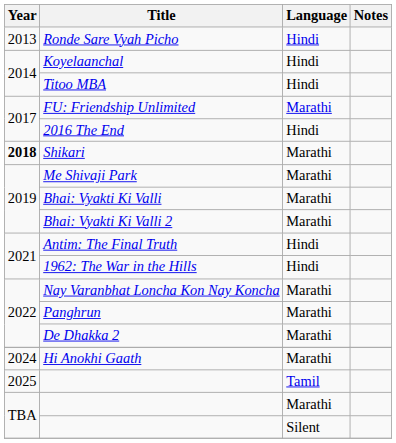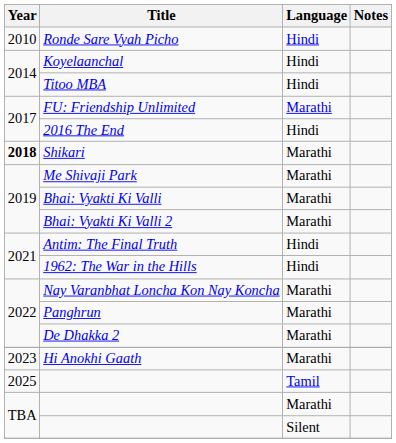(22, 38) 2013 -> (22, 38) 2010
(22, 358) 2024 -> (22, 358) 2023
